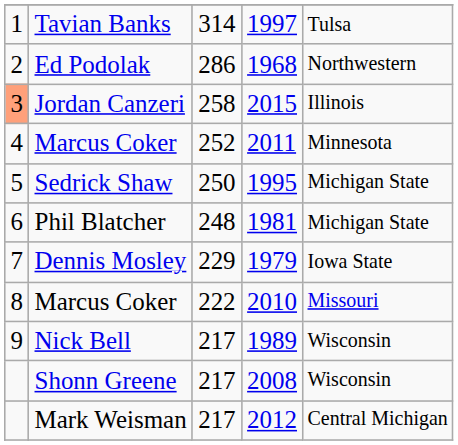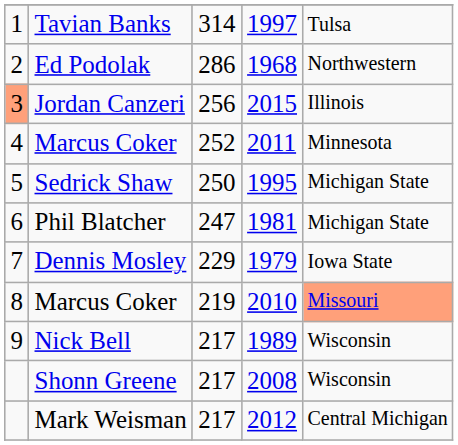(217, 103) 258 -> (217, 103) 256
(217, 222) 248 -> (217, 222) 247
(217, 301) 222 -> (217, 301) 219
(343, 301) no background -> (343, 301) lightsalmon background
